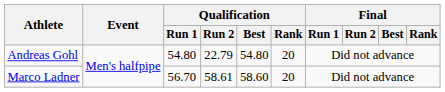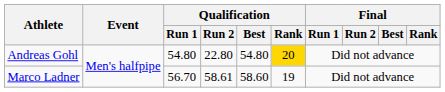(219, 56) 22.79 -> (219, 56) 22.80
(288, 56) no background -> (288, 56) gold background
(288, 76) 20 -> (288, 76) 19
